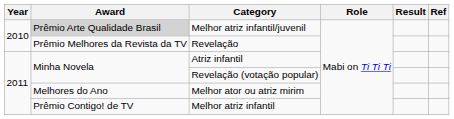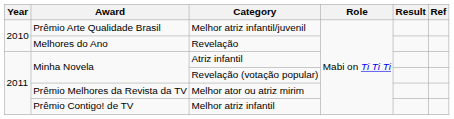(97, 28) lightgrey background -> (97, 28) no background
(110, 43) Prêmio Melhores da Revista da TV -> (70, 43) Melhores do Ano
(70, 91) Melhores do Ano -> (110, 91) Prêmio Melhores da Revista da TV
